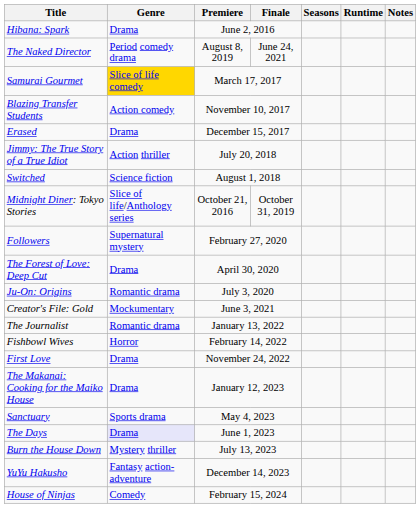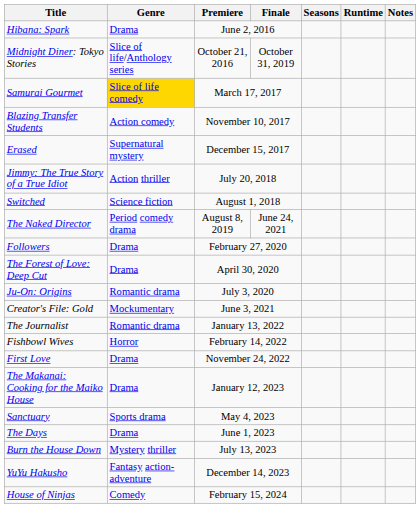rows swapped: (55, 206) <-> (49, 52)
(124, 132) Drama -> (137, 150) Supernatural mystery
(137, 240) Supernatural mystery -> (124, 246) Drama
(124, 433) lavender background -> (124, 433) no background
